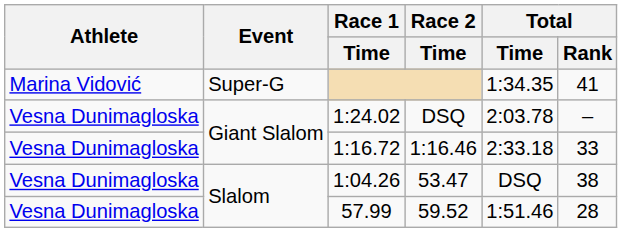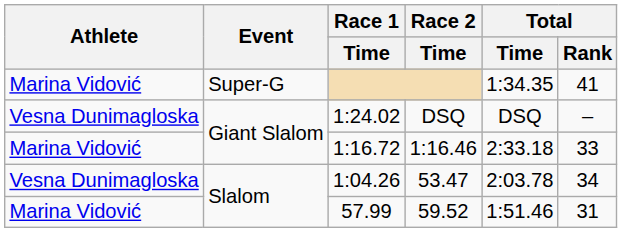(520, 117) 2:03.78 -> (520, 117) DSQ
(104, 148) Vesna Dunimagloska -> (75, 148) Marina Vidović
(520, 180) DSQ -> (520, 180) 2:03.78
(588, 180) 38 -> (588, 180) 34
(104, 212) Vesna Dunimagloska -> (75, 212) Marina Vidović
(588, 212) 28 -> (588, 212) 31
